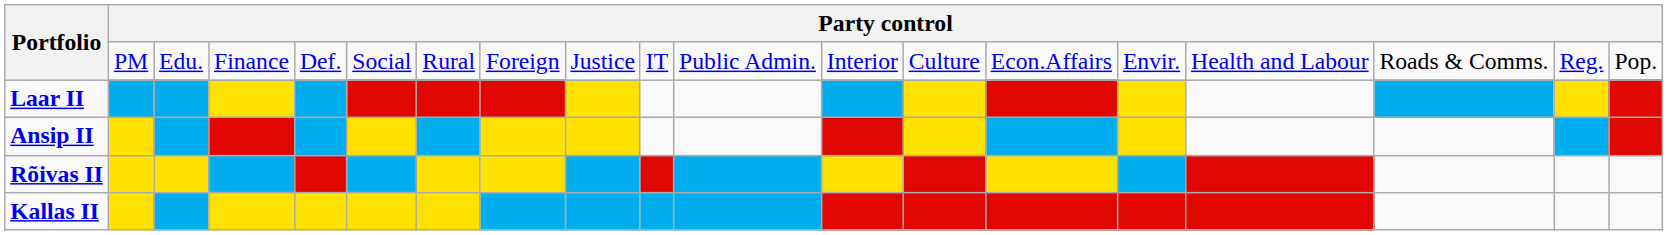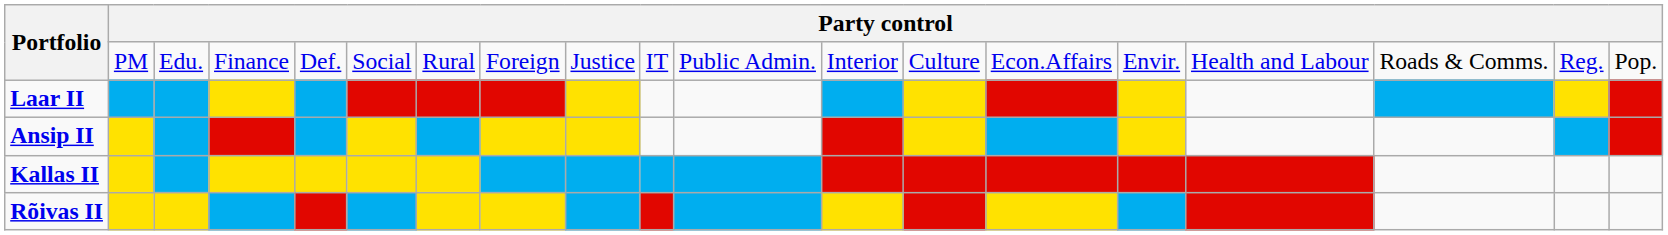rows swapped: (57, 173) <-> (55, 211)
